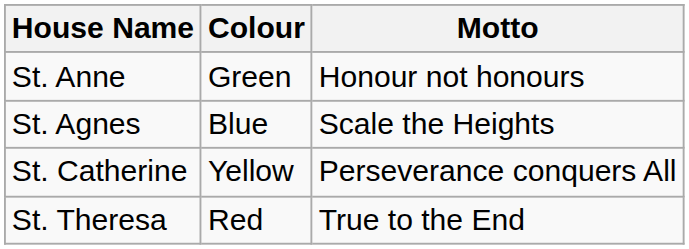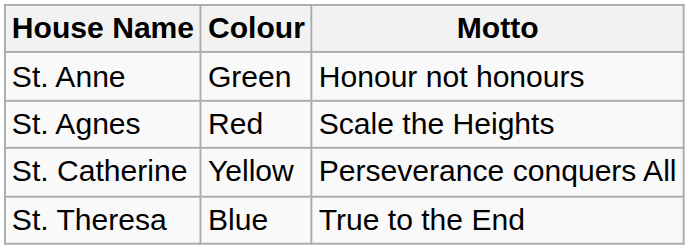(238, 123) Blue -> (236, 123) Red
(236, 219) Red -> (238, 219) Blue
